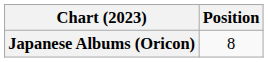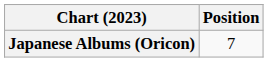(231, 43) 8 -> (231, 43) 7
